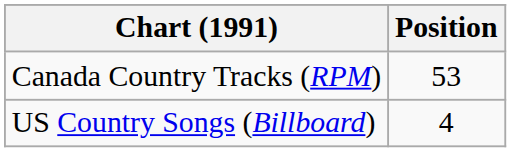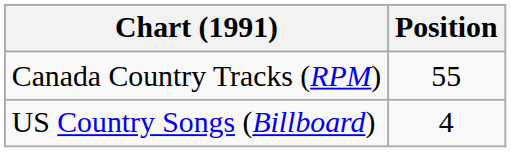(446, 75) 53 -> (446, 75) 55
